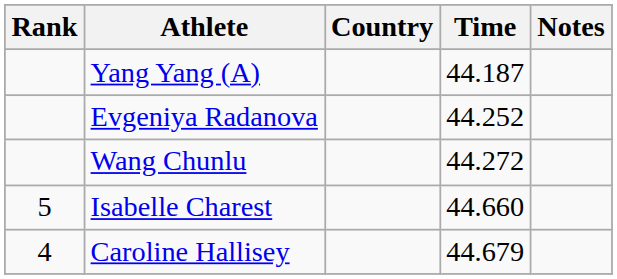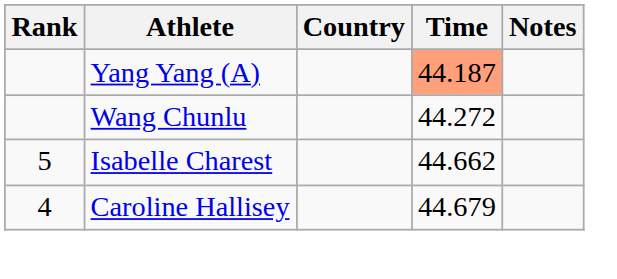(485, 71) no background -> (457, 71) lightsalmon background
- row: (204, 116)
(485, 206) 44.660 -> (457, 161) 44.662
